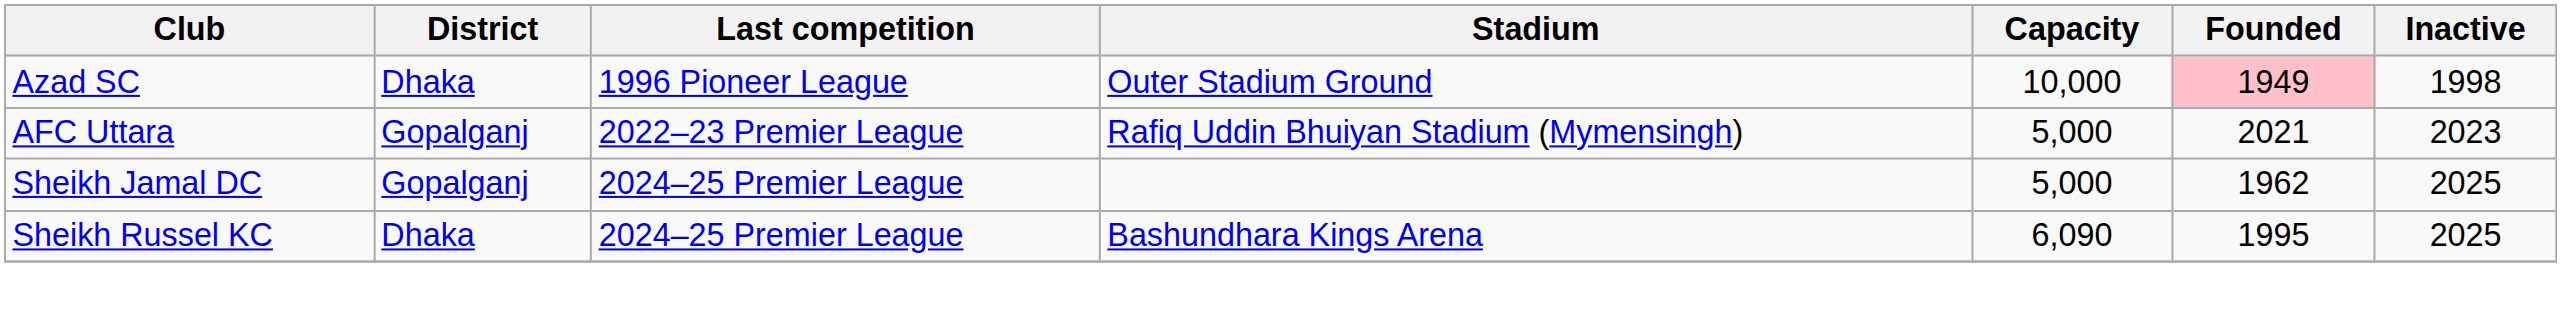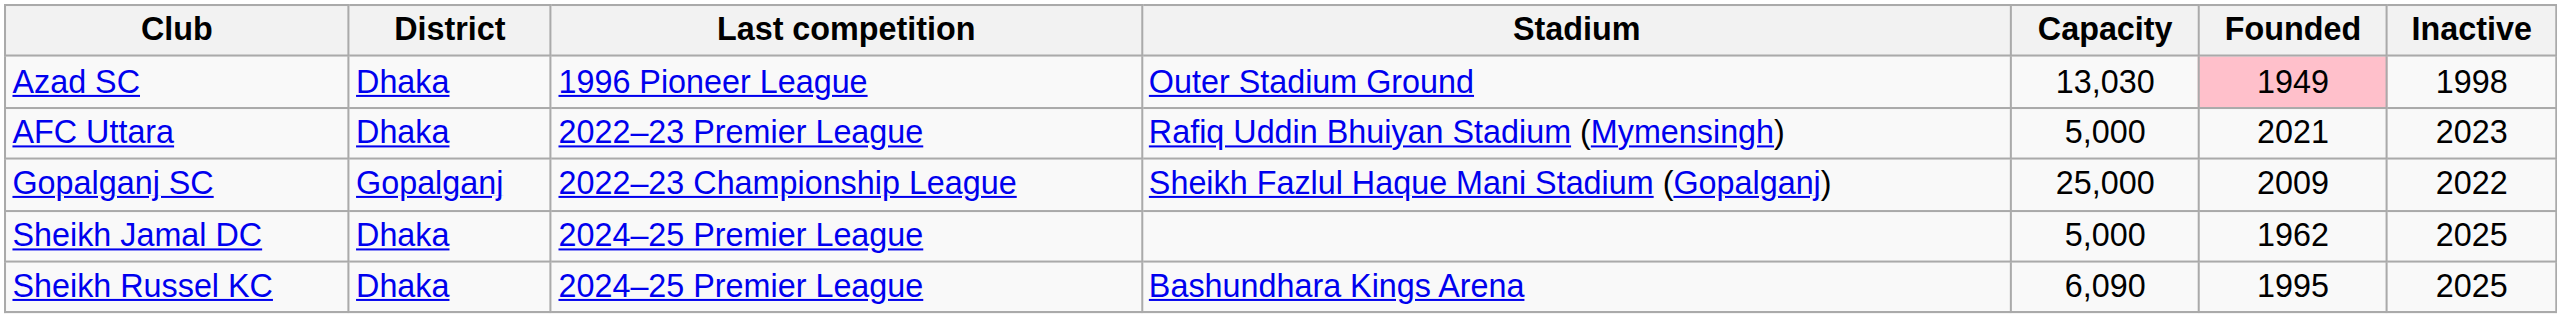(2072, 81) 10,000 -> (2105, 81) 13,030
(455, 132) Gopalganj -> (403, 132) Dhaka
+ row: (113, 183)
(455, 183) Gopalganj -> (403, 235) Dhaka
